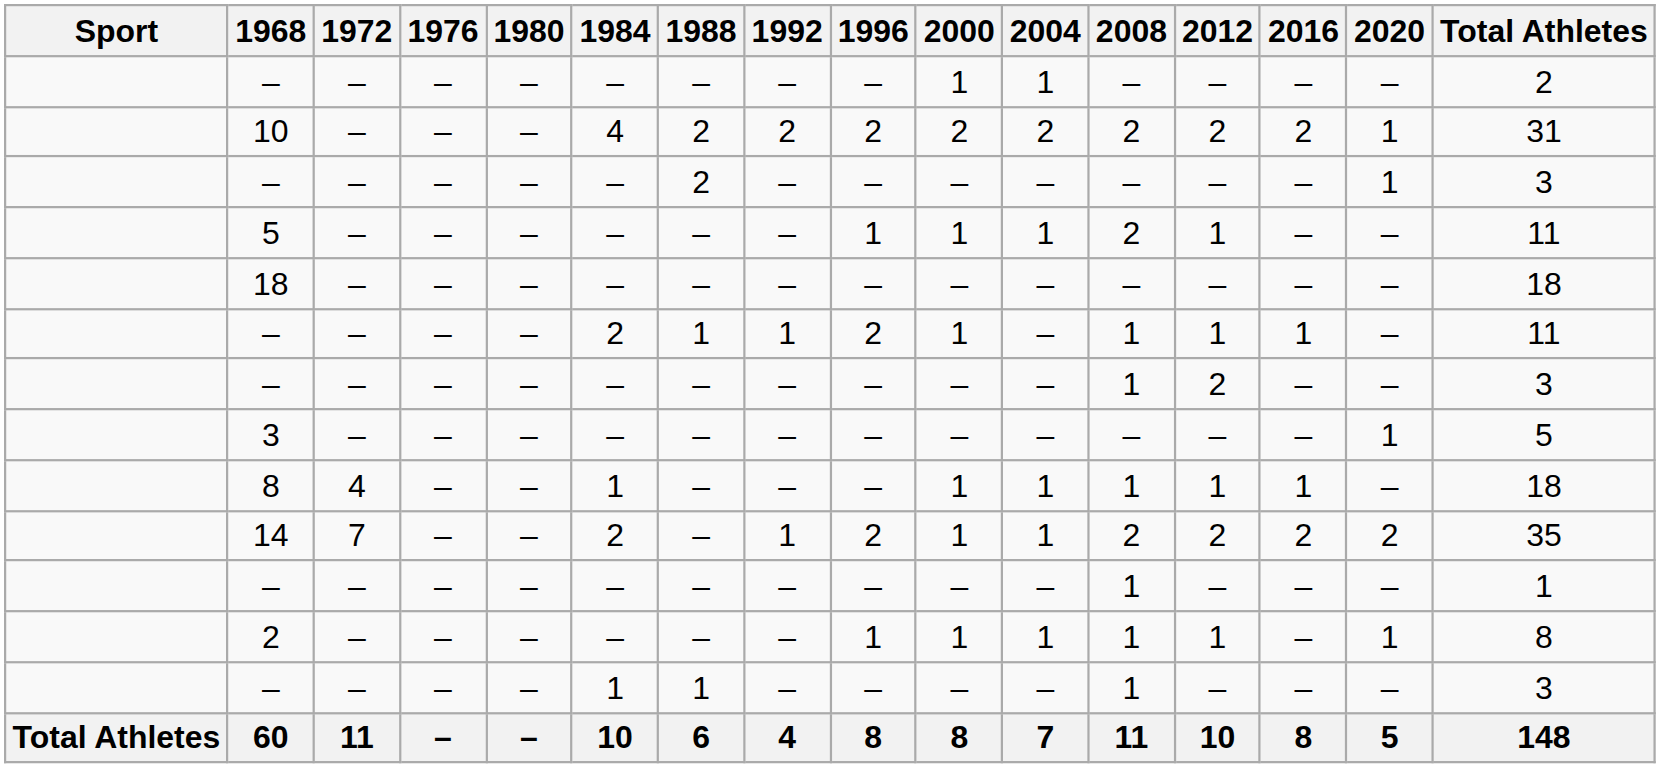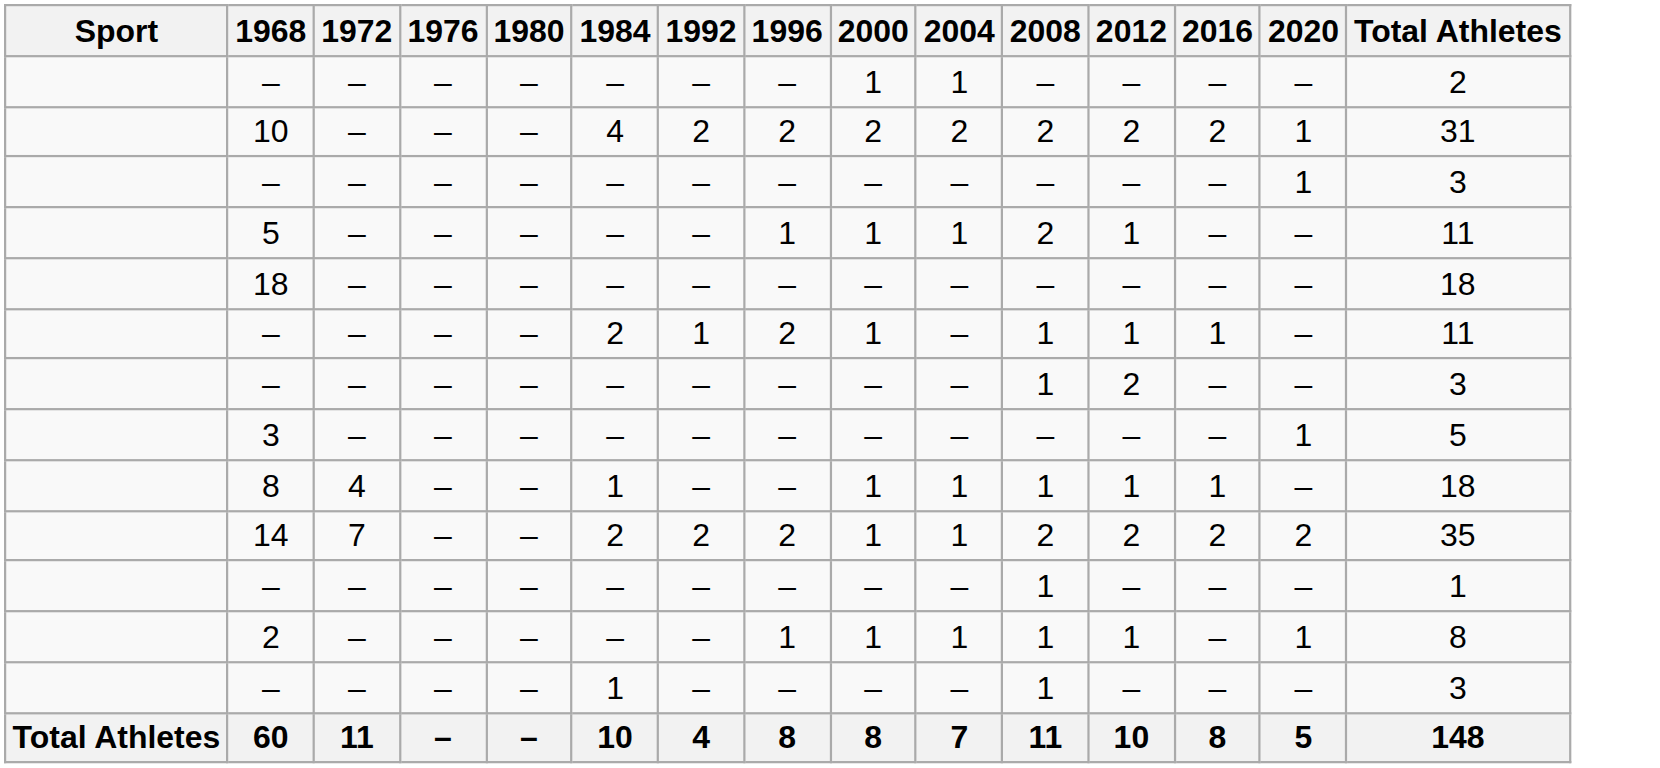- column: (701, 31)
(787, 536) 1 -> (701, 536) 2
